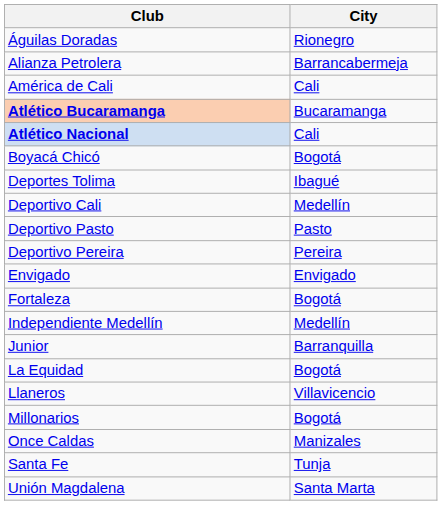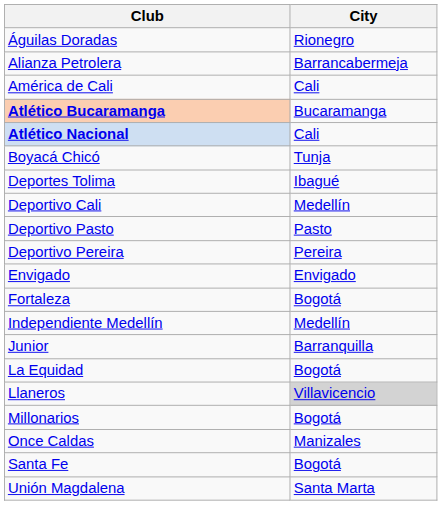(317, 157) Bogotá -> (312, 157) Tunja
(335, 393) no background -> (335, 393) lightgrey background
(312, 464) Tunja -> (317, 464) Bogotá
